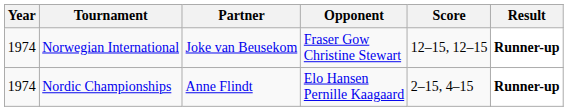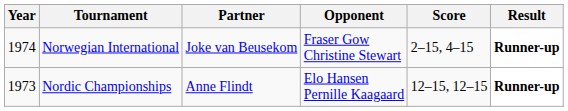(449, 47) 12–15, 12–15 -> (442, 47) 2–15, 4–15
(22, 87) 1974 -> (22, 87) 1973
(442, 87) 2–15, 4–15 -> (449, 87) 12–15, 12–15
